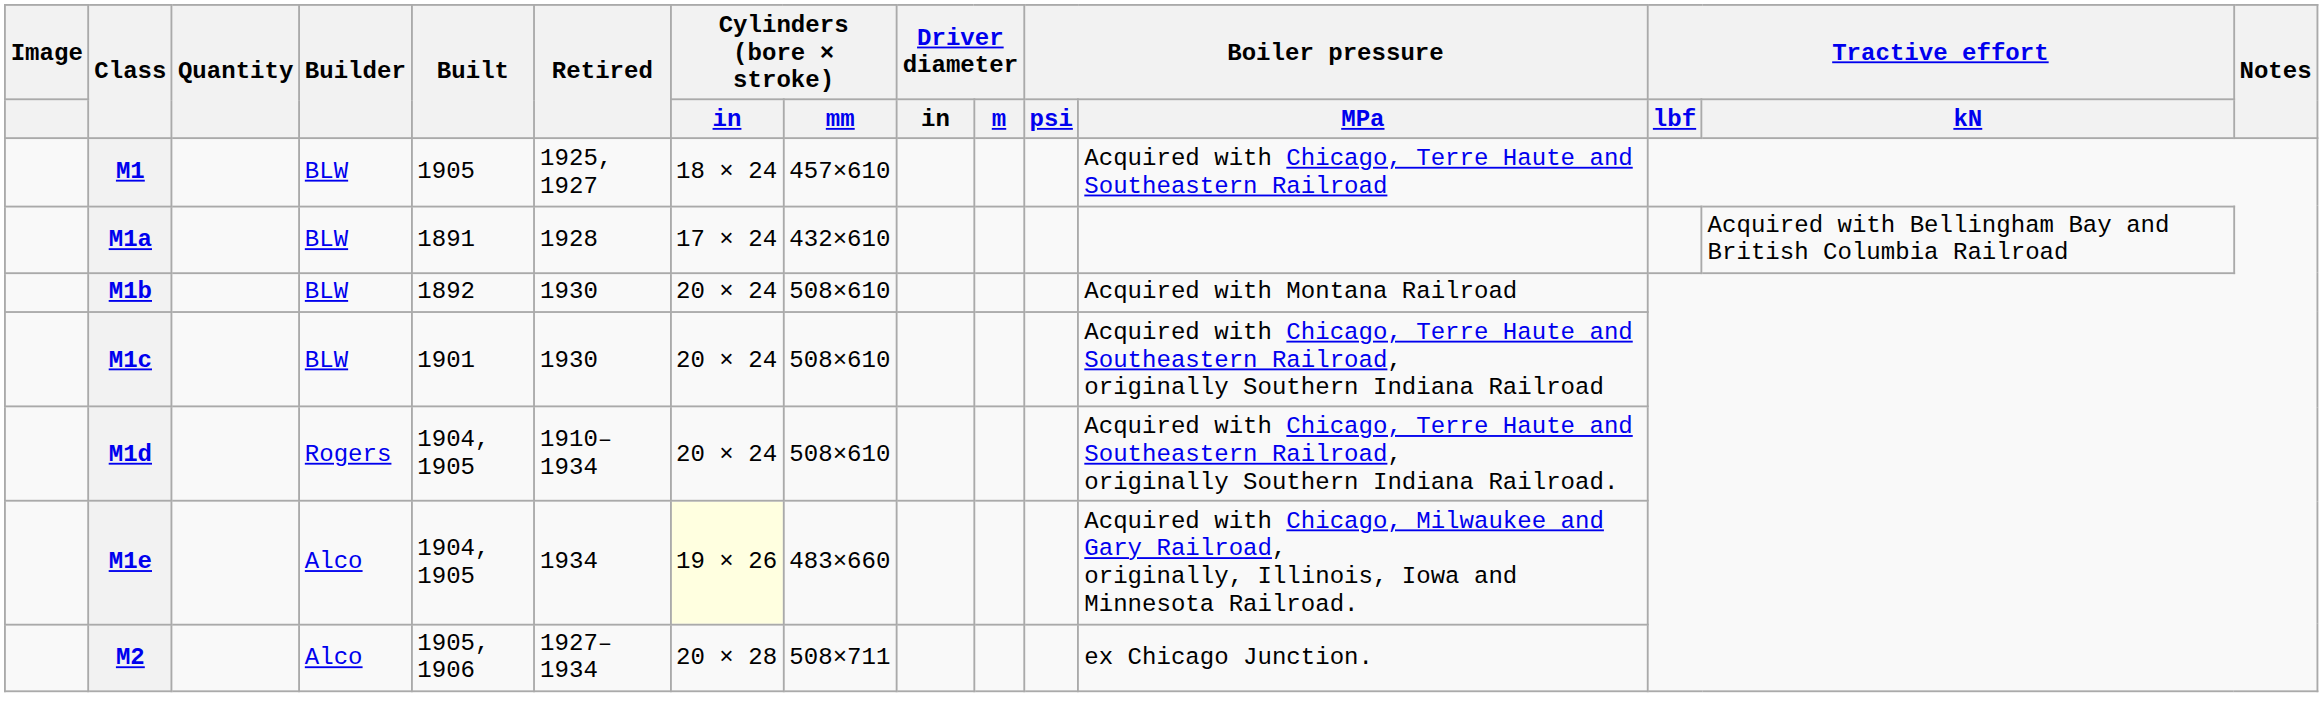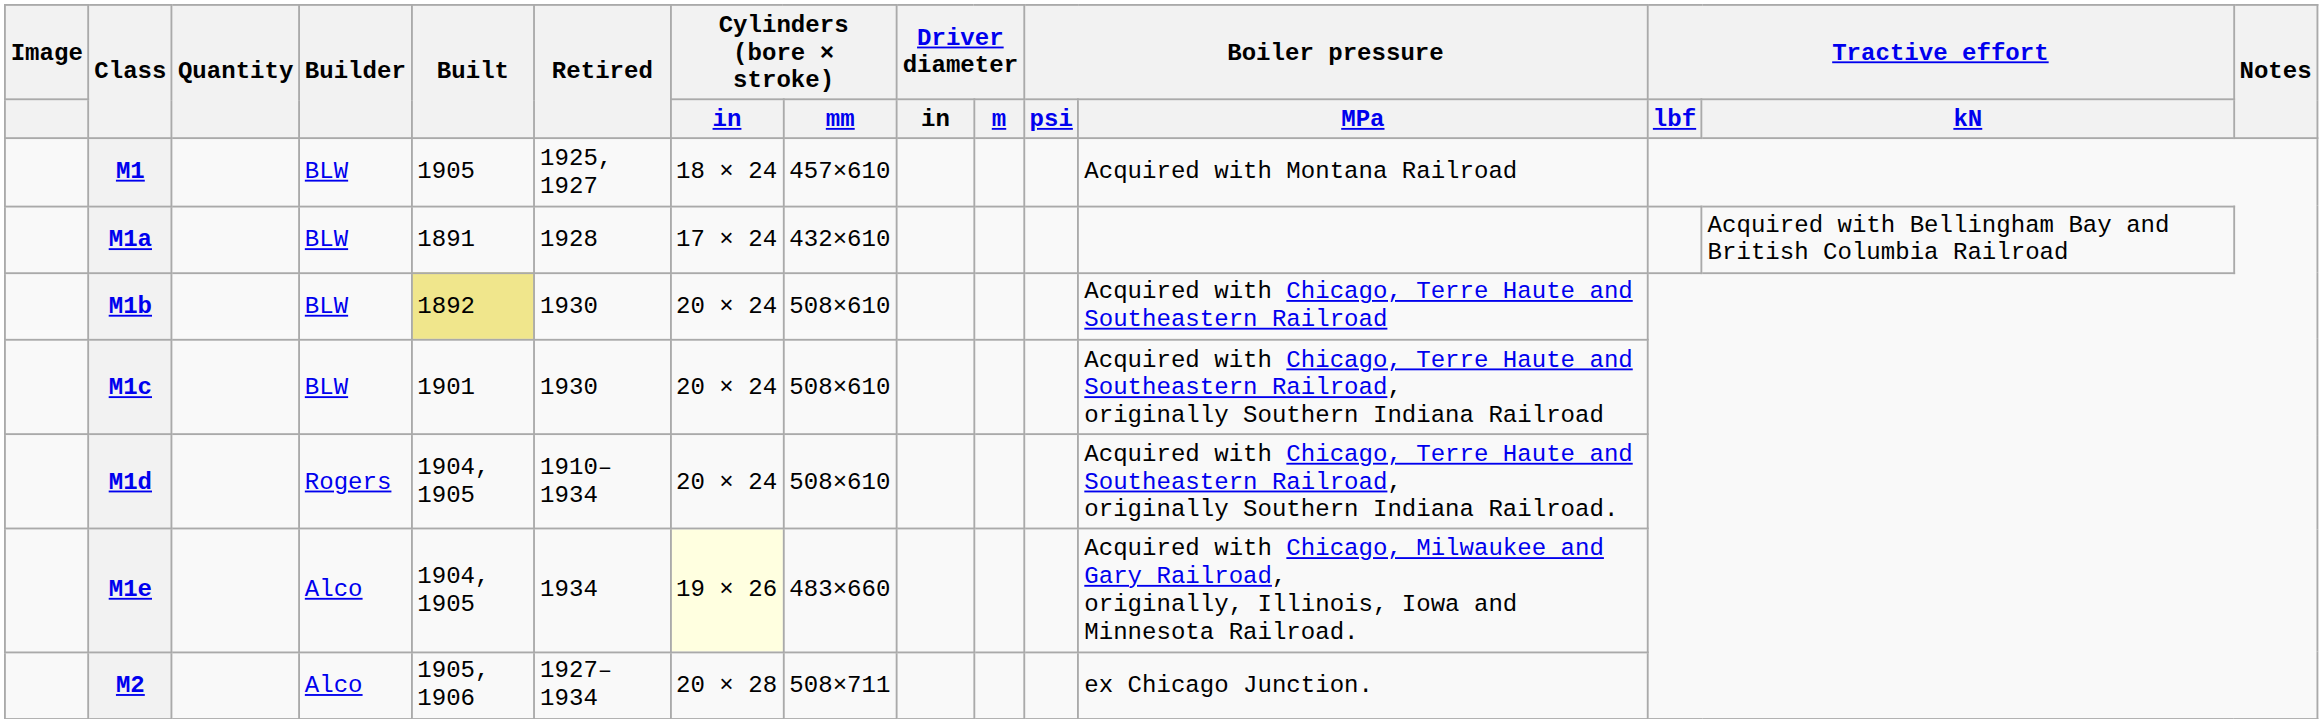(1359, 172) Acquired with Chicago, Terre Haute and Southeastern Railroad -> (1301, 172) Acquired with Montana Railroad
(446, 292) no background -> (446, 306) khaki background
(1301, 292) Acquired with Montana Railroad -> (1359, 306) Acquired with Chicago, Terre Haute and Southeastern Railroad
